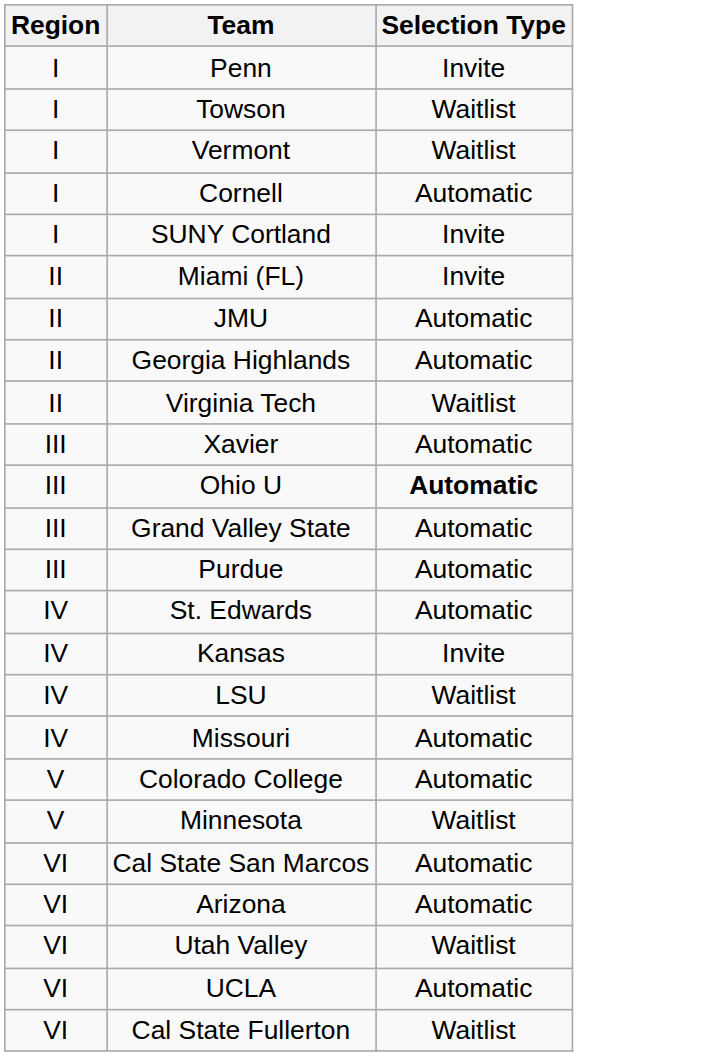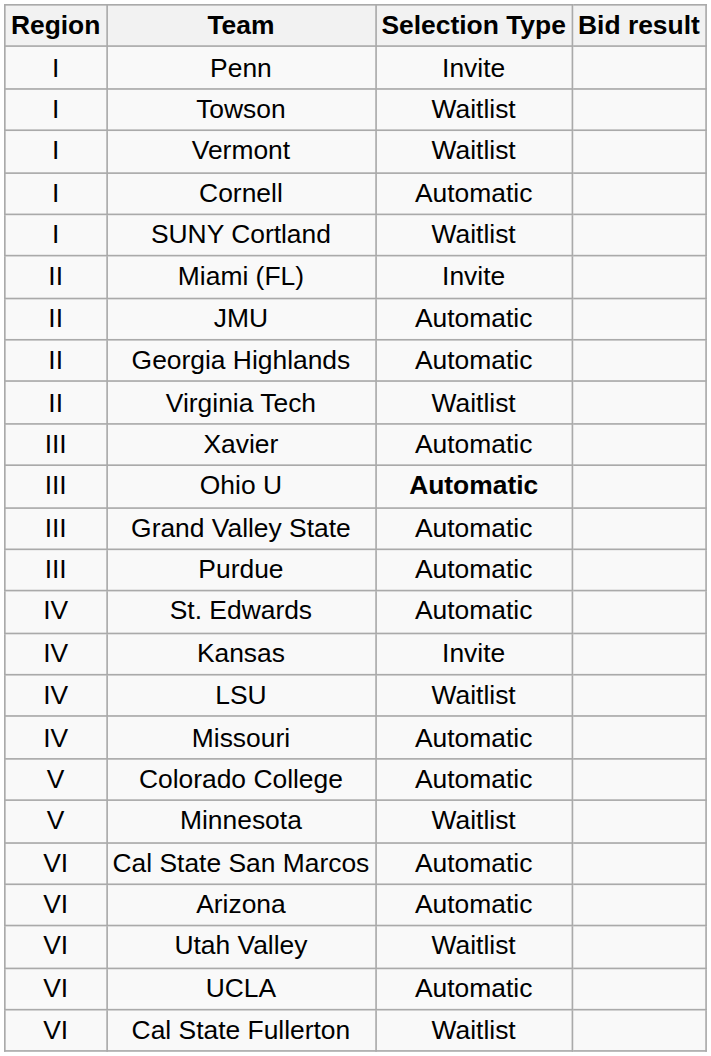+ column: (639, 25)
(474, 234) Invite -> (474, 234) Waitlist
